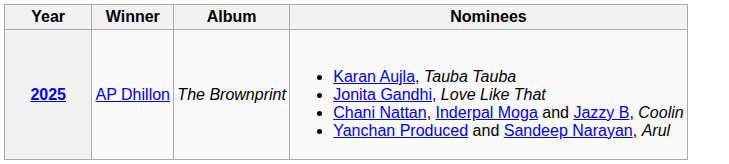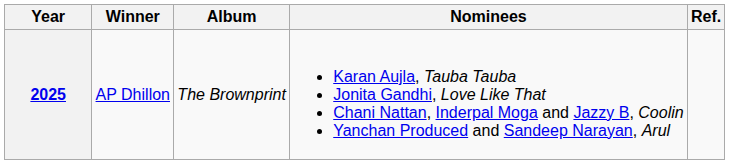+ column: (706, 17)
